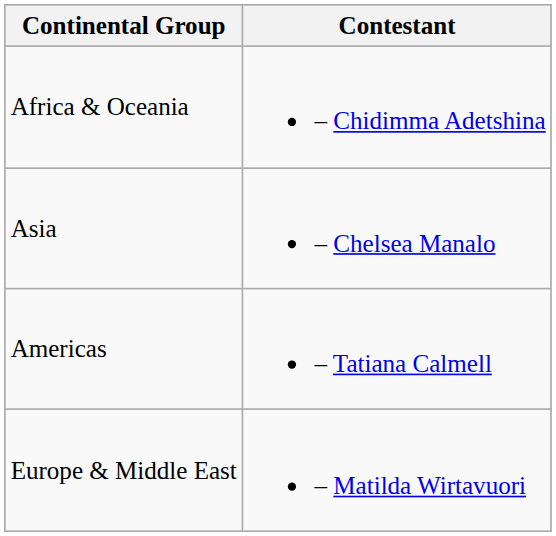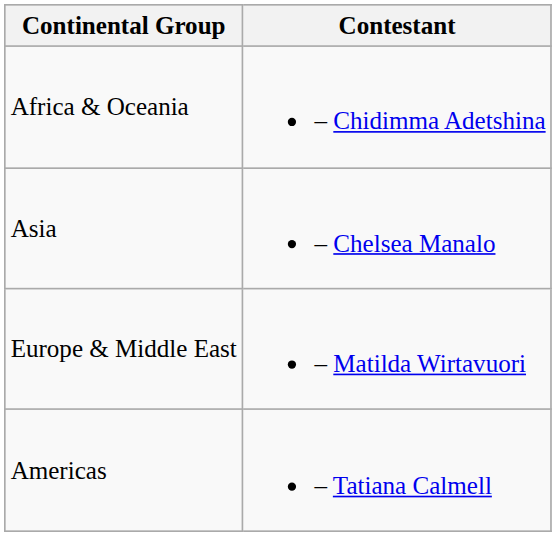rows swapped: (124, 470) <-> (59, 348)
